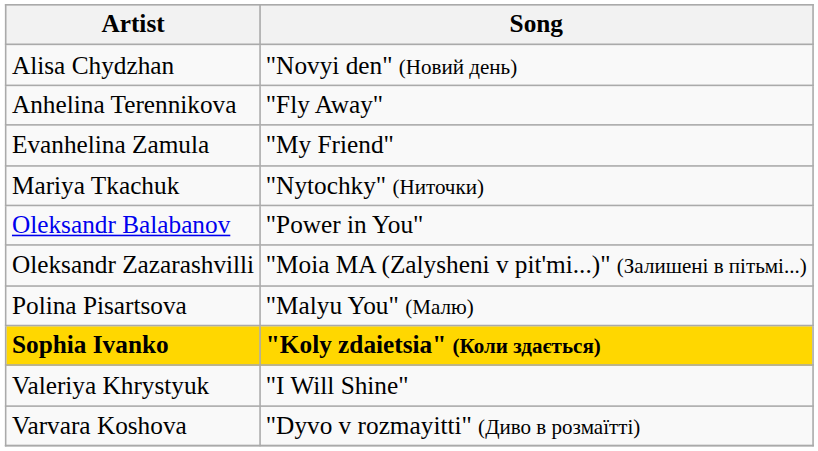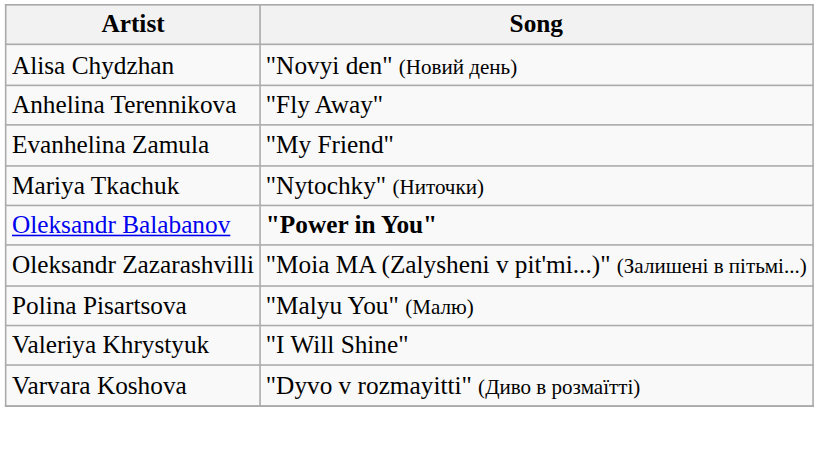(345, 225) normal -> (351, 225) bold
- row: (90, 345)
